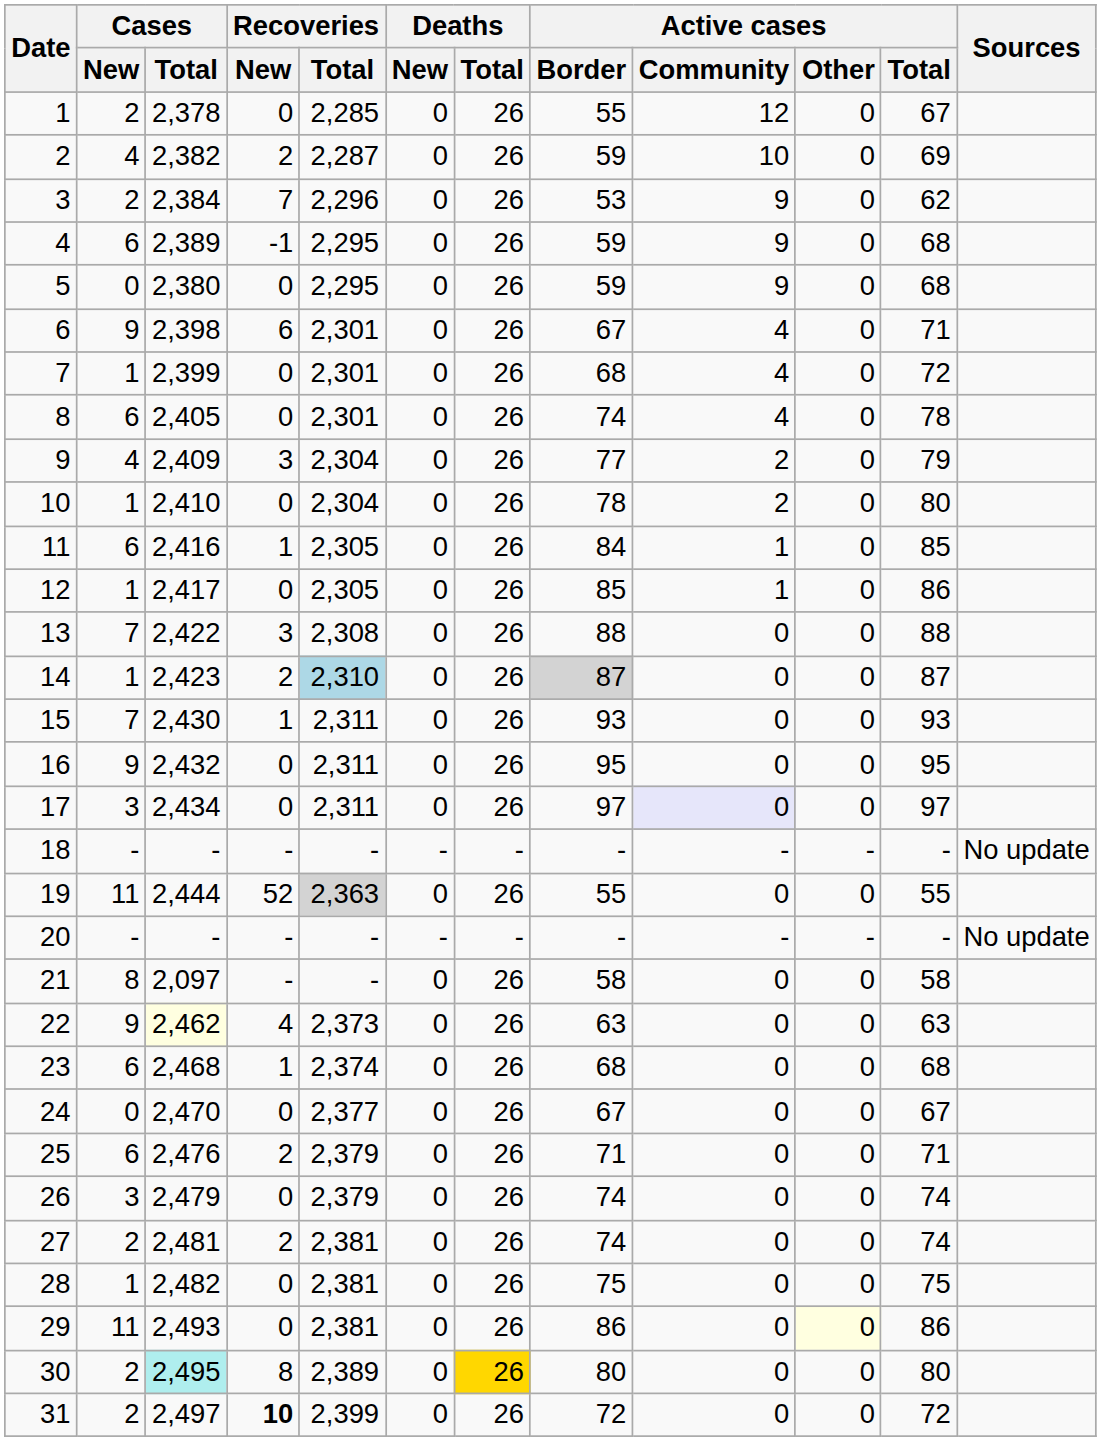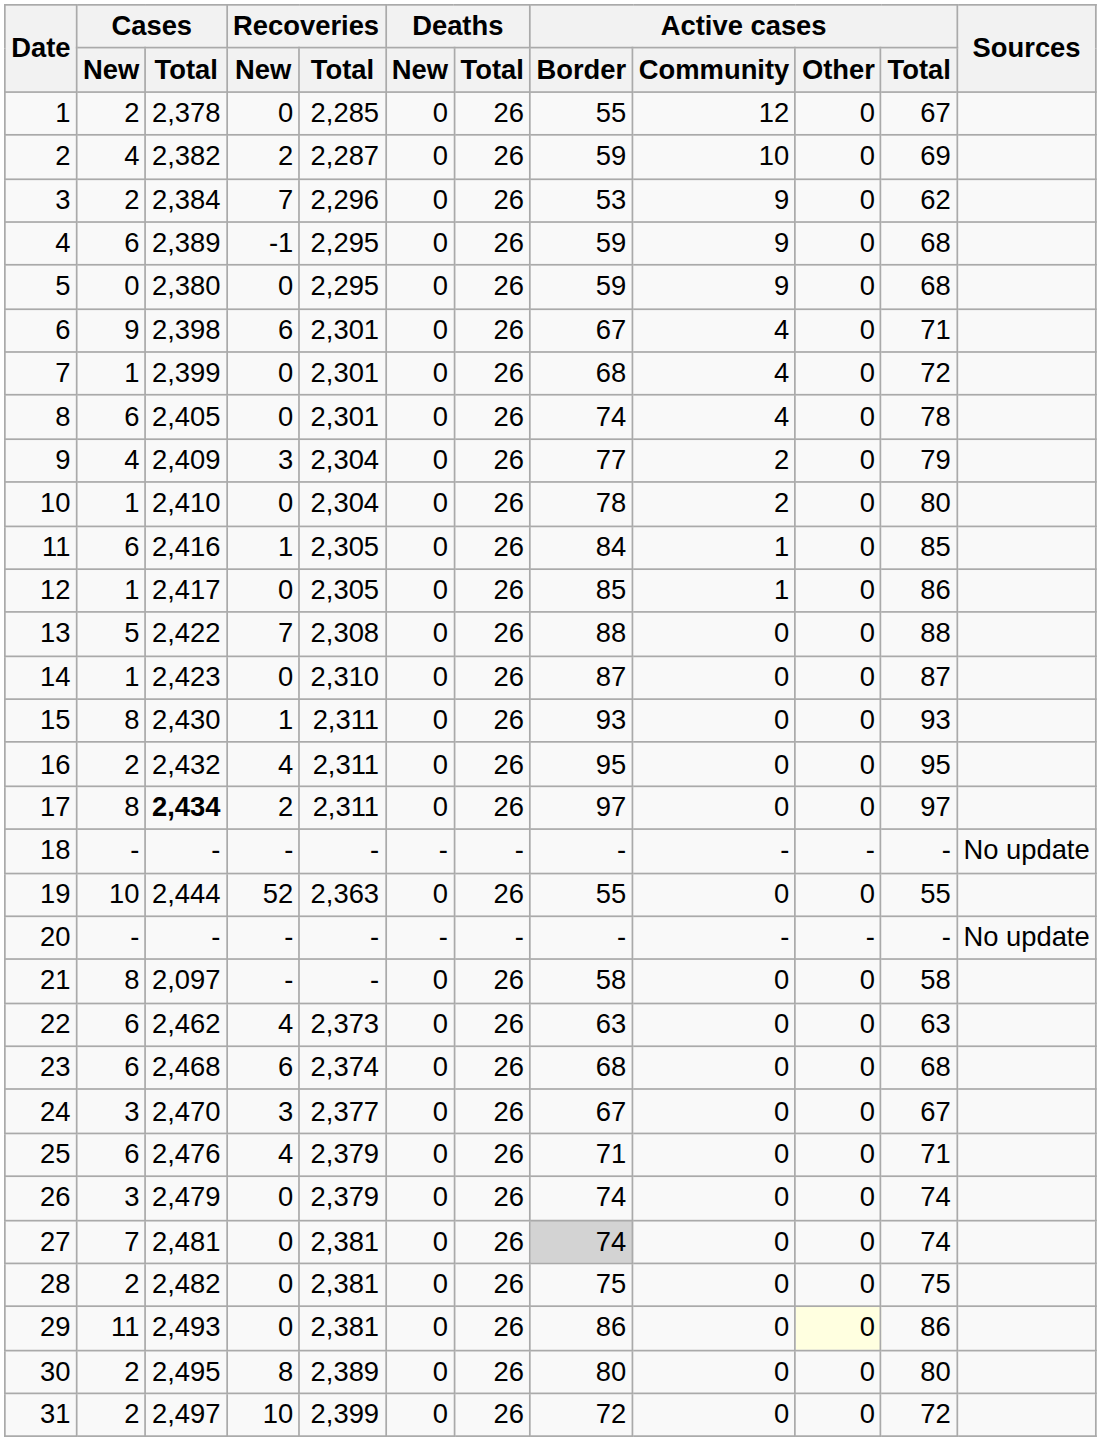(132, 633) 7 -> (132, 633) 5
(286, 633) 3 -> (286, 633) 7
(286, 677) 2 -> (286, 677) 0
(345, 677) lightblue background -> (345, 677) no background
(611, 677) lightgrey background -> (611, 677) no background
(132, 720) 7 -> (132, 720) 8
(132, 763) 9 -> (132, 763) 2
(286, 763) 0 -> (286, 763) 4
(132, 807) 3 -> (132, 807) 8
(186, 807) normal -> (186, 807) bold
(286, 807) 0 -> (286, 807) 2
(782, 807) lavender background -> (782, 807) no background
(125, 894) 11 -> (124, 894) 10
(345, 894) lightgrey background -> (345, 894) no background
(132, 1024) 9 -> (132, 1024) 6
(186, 1024) lightyellow background -> (186, 1024) no background
(286, 1067) 1 -> (286, 1067) 6
(132, 1110) 0 -> (132, 1110) 3
(286, 1110) 0 -> (286, 1110) 3
(286, 1154) 2 -> (286, 1154) 4
(132, 1241) 2 -> (132, 1241) 7
(286, 1241) 2 -> (286, 1241) 0
(611, 1241) no background -> (611, 1241) lightgrey background
(132, 1284) 1 -> (132, 1284) 2
(186, 1371) paleturquoise background -> (186, 1371) no background
(509, 1371) gold background -> (509, 1371) no background
(278, 1414) bold -> (278, 1414) normal
